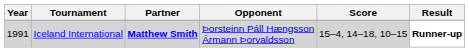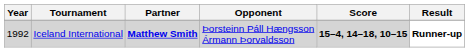(18, 34) 1991 -> (18, 34) 1992
(363, 34) normal -> (363, 34) bold
